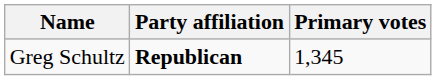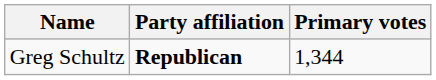(319, 56) 1,345 -> (319, 56) 1,344
